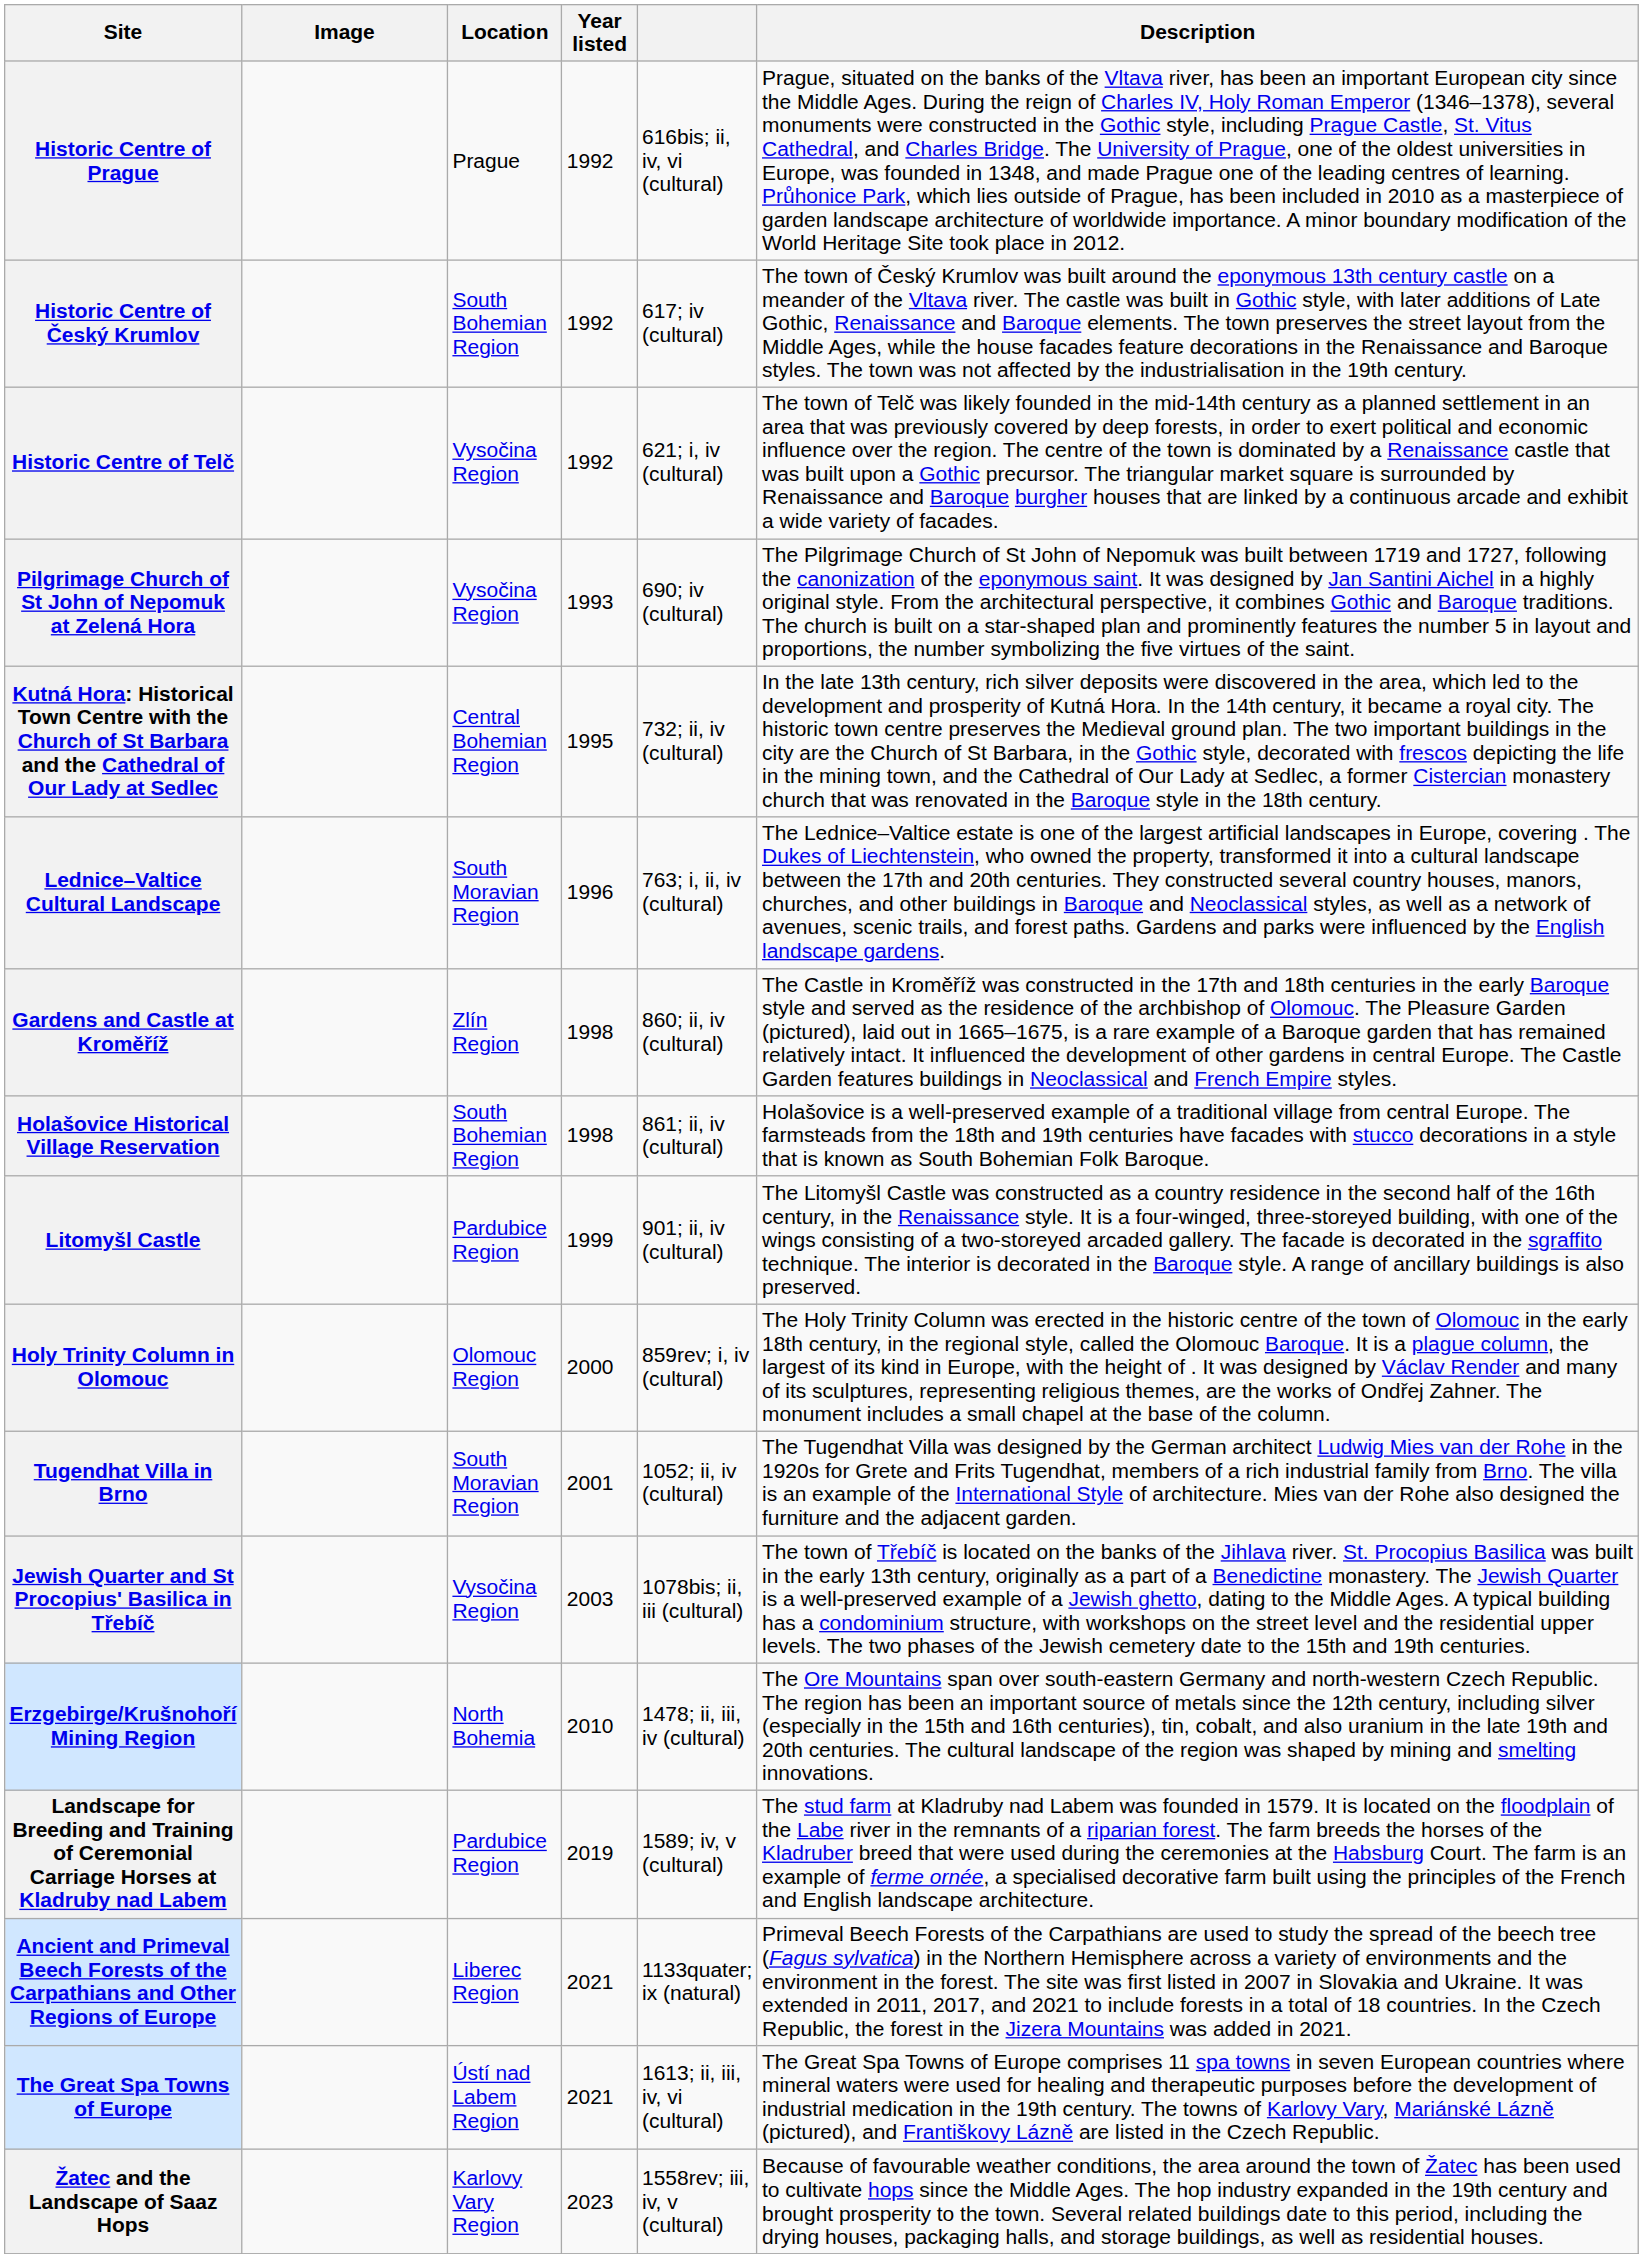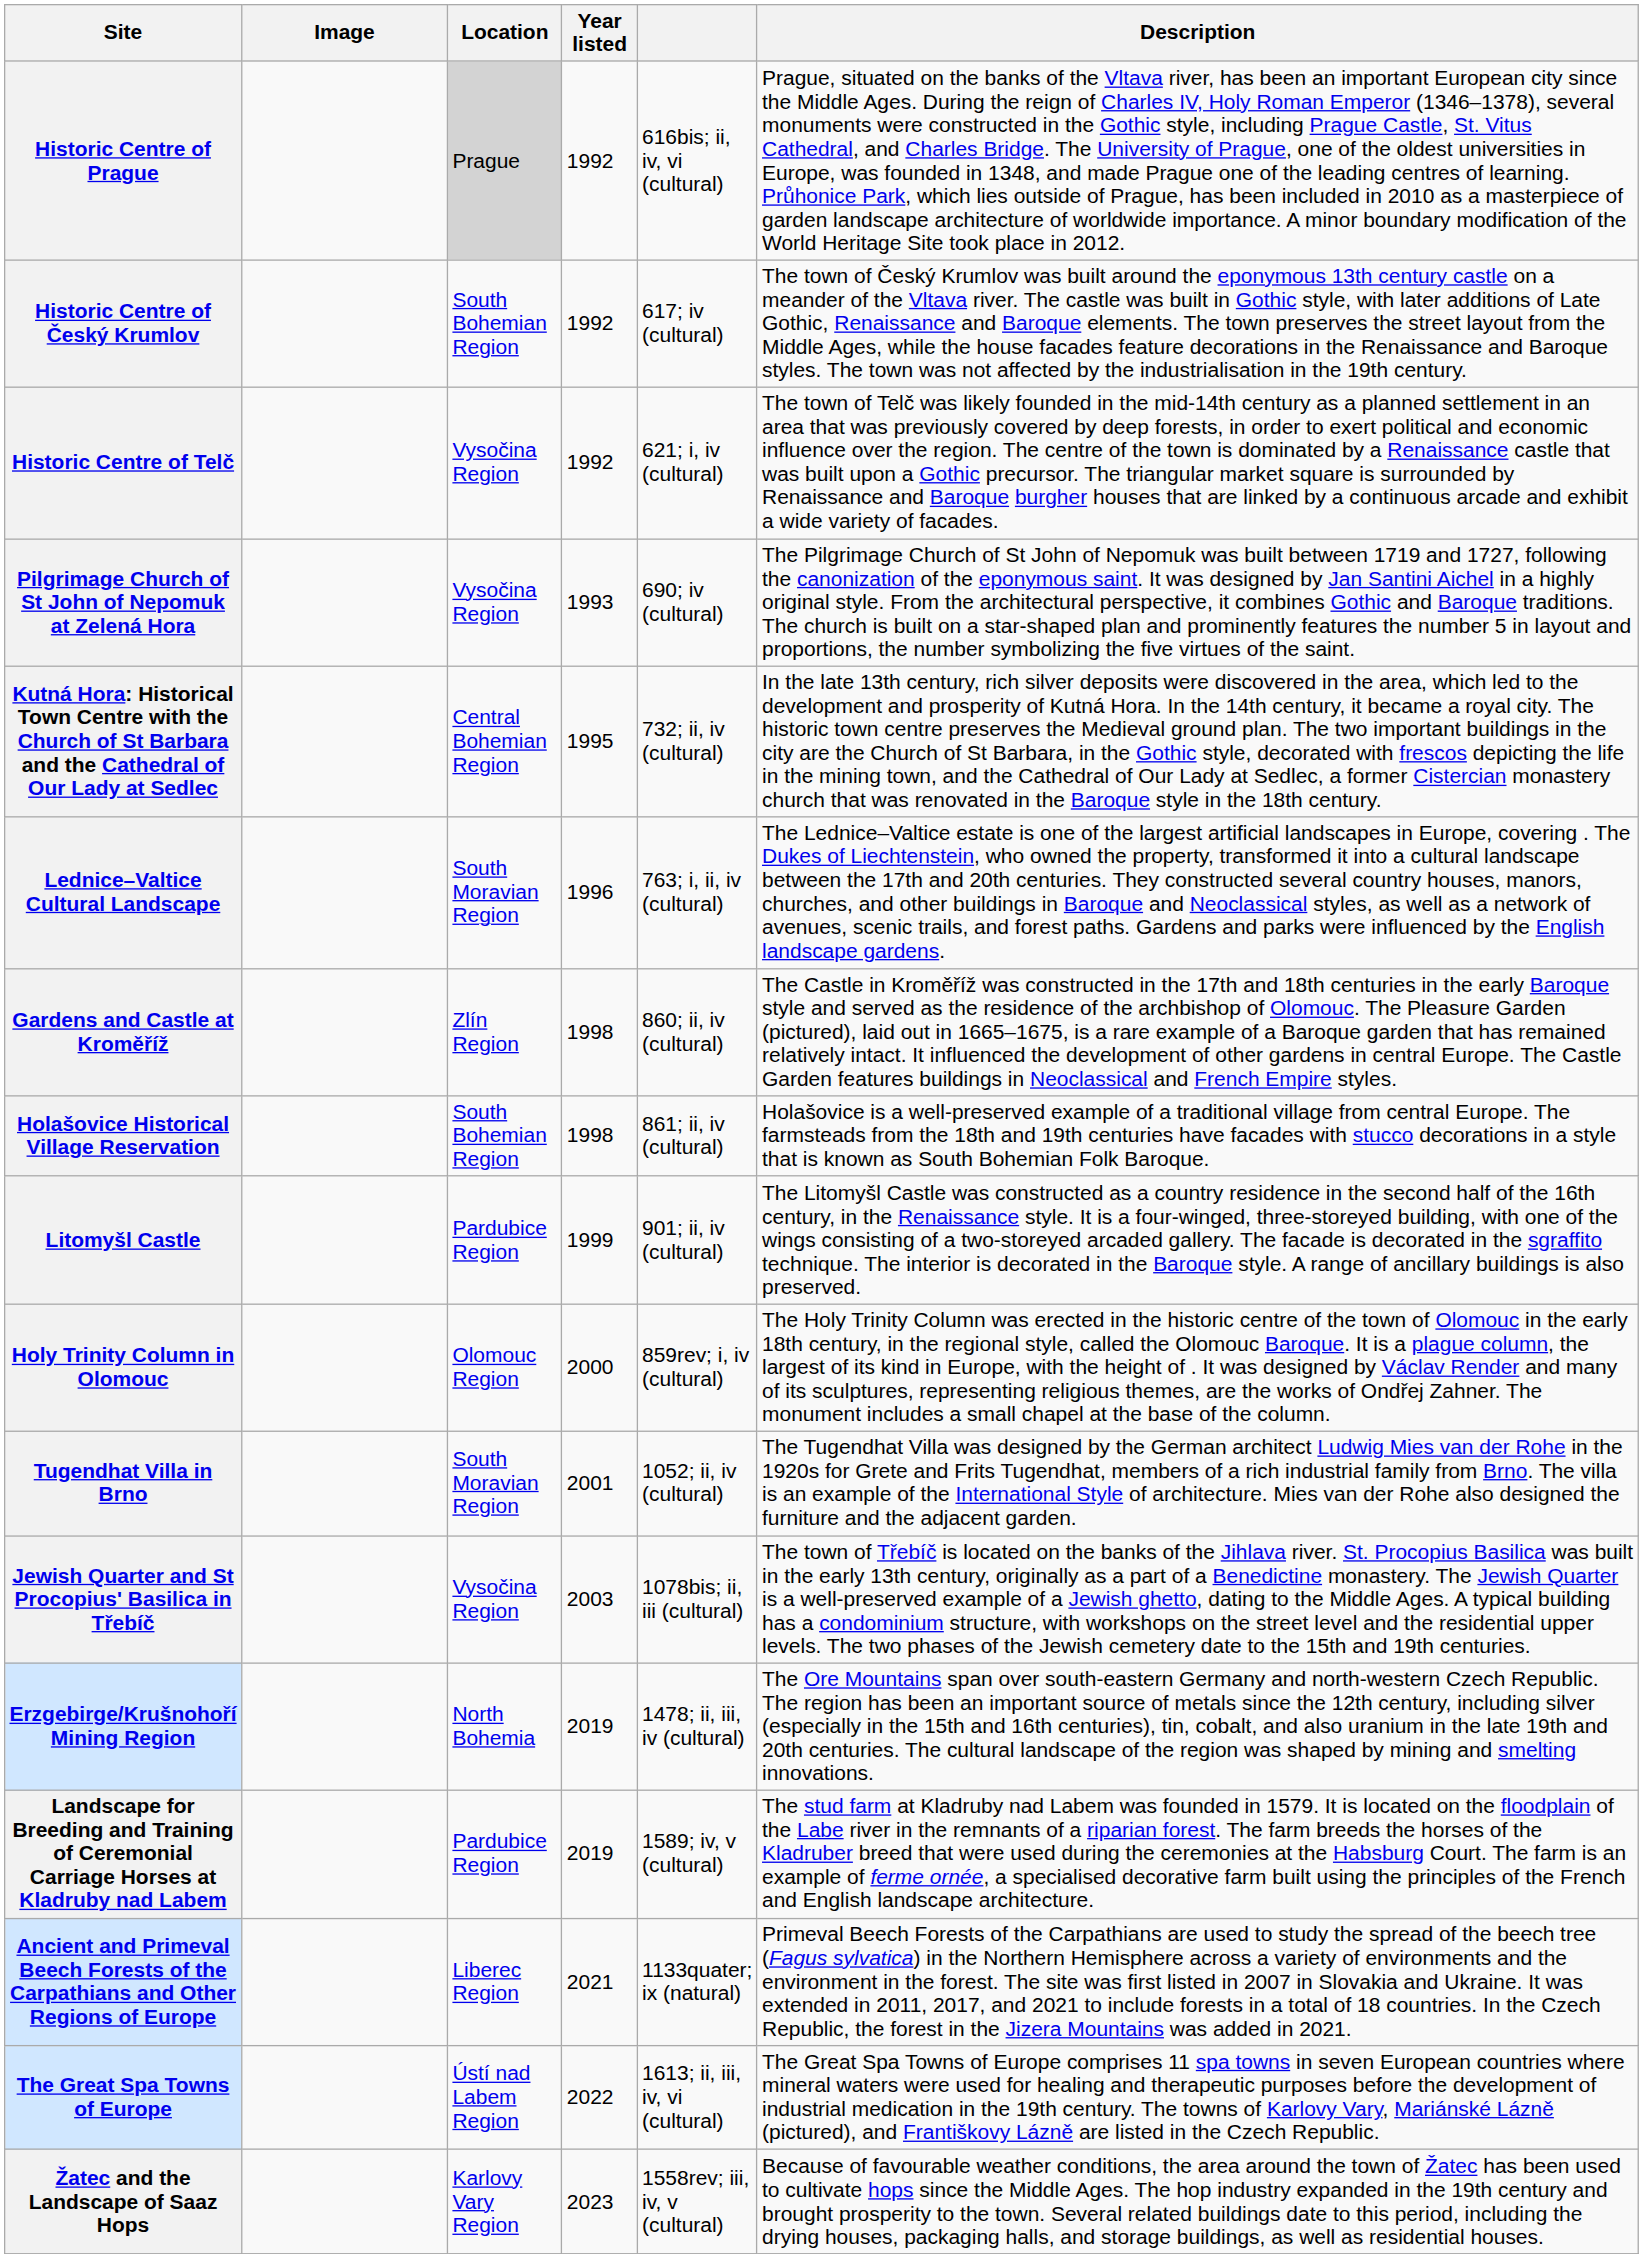(486, 160) no background -> (486, 160) lightgrey background
(590, 1726) 2010 -> (590, 1726) 2019
(590, 2097) 2021 -> (590, 2097) 2022
